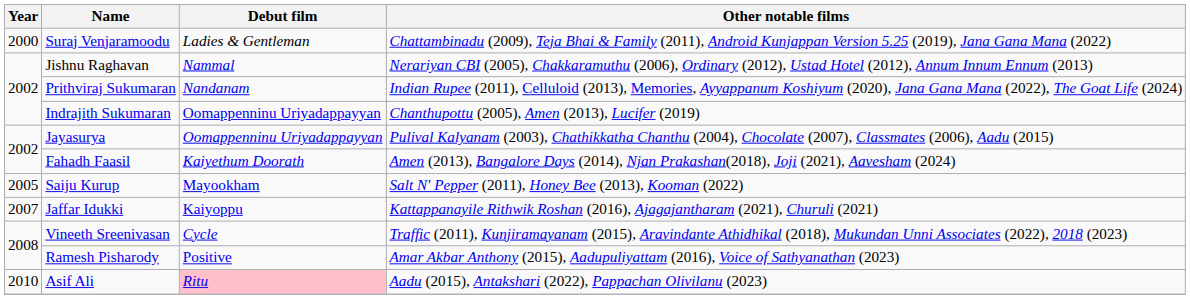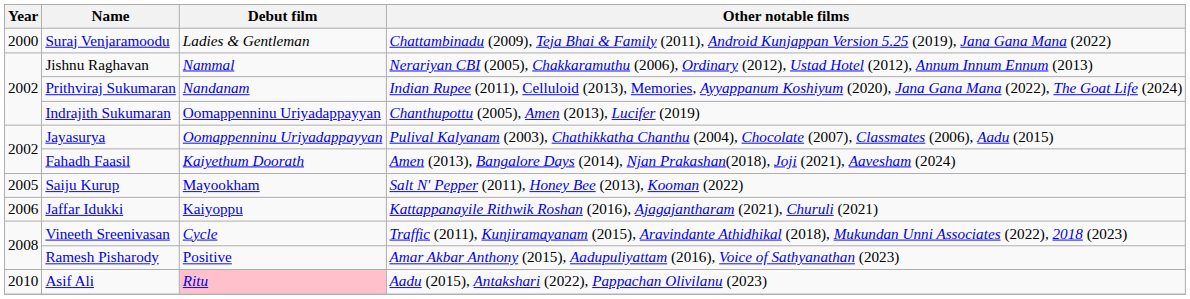(23, 209) 2007 -> (23, 209) 2006
